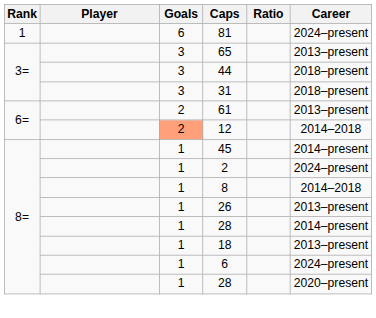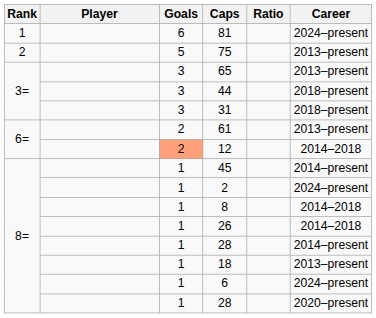+ row: (22, 52)
(331, 206) 2013–present -> (331, 226) 2014–2018
